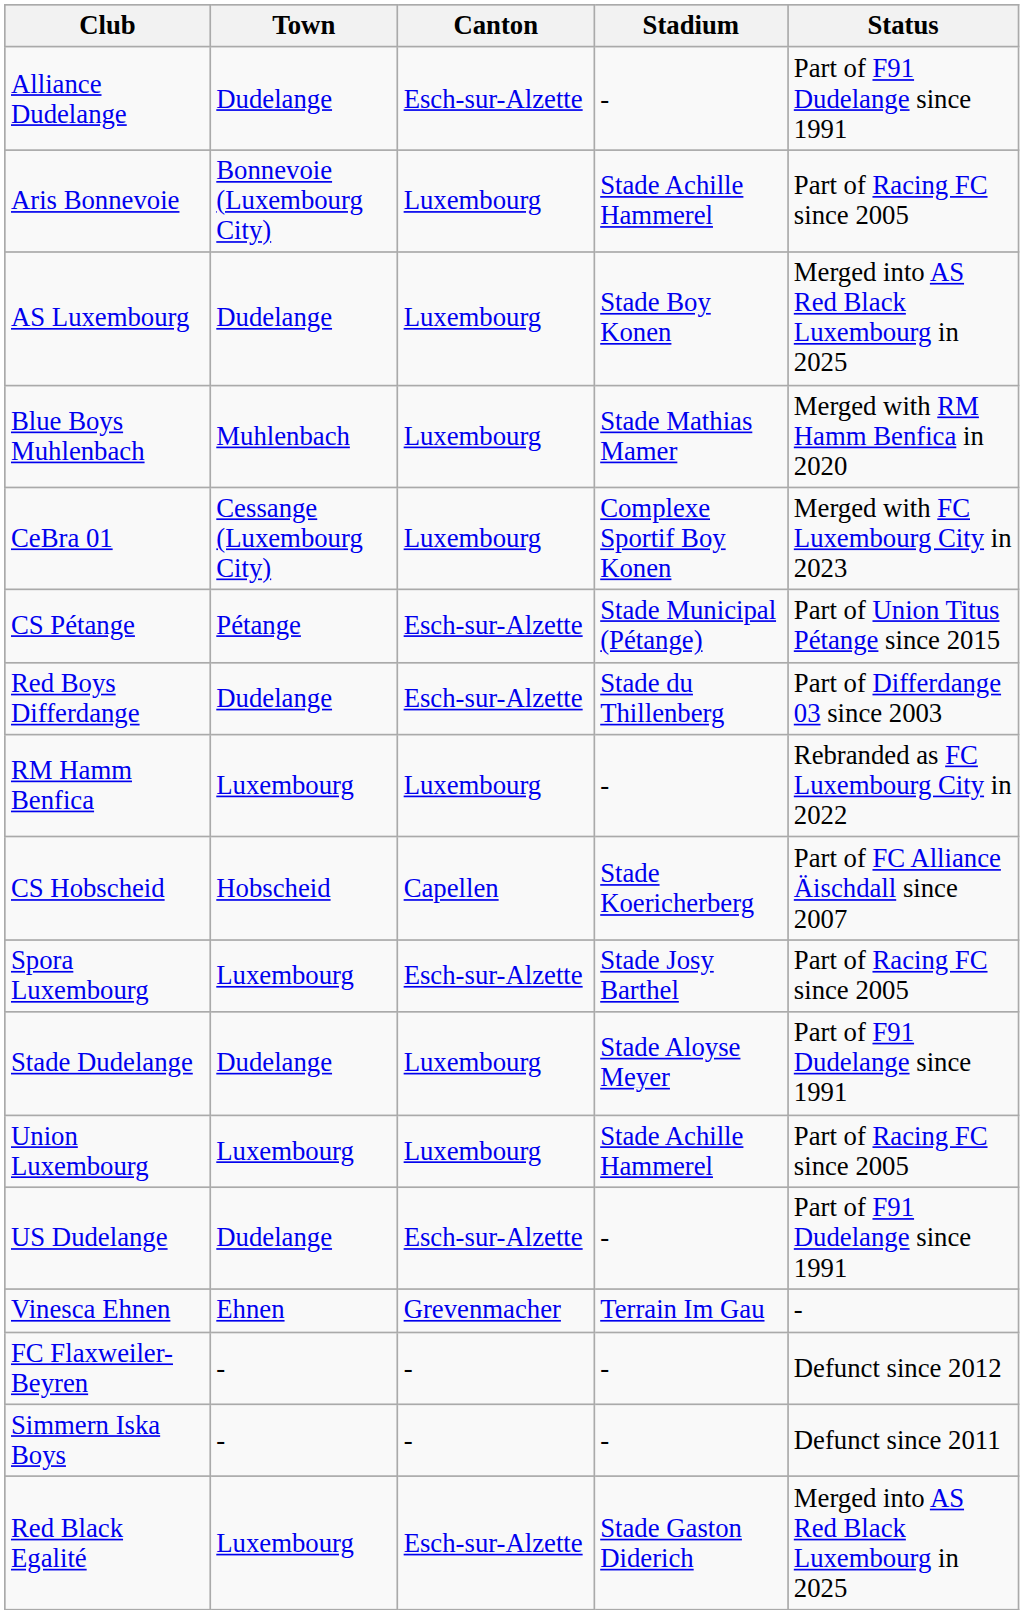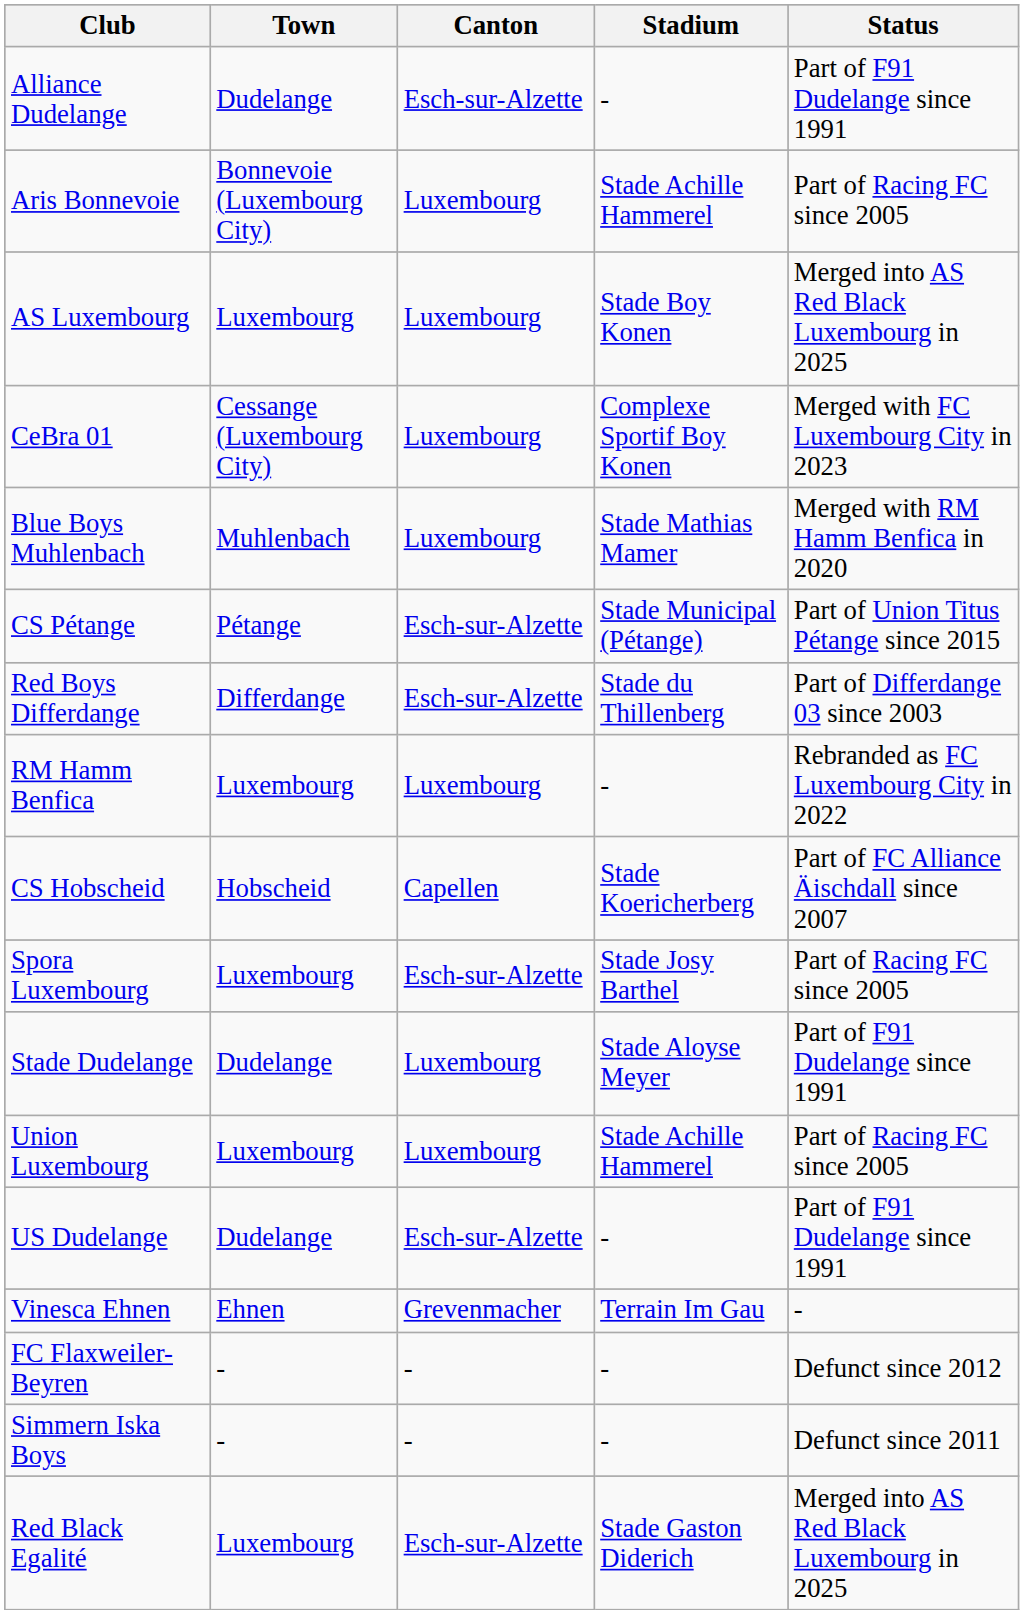(274, 318) Dudelange -> (285, 318) Luxembourg
rows swapped: (78, 435) <-> (62, 538)
(274, 698) Dudelange -> (281, 698) Differdange
